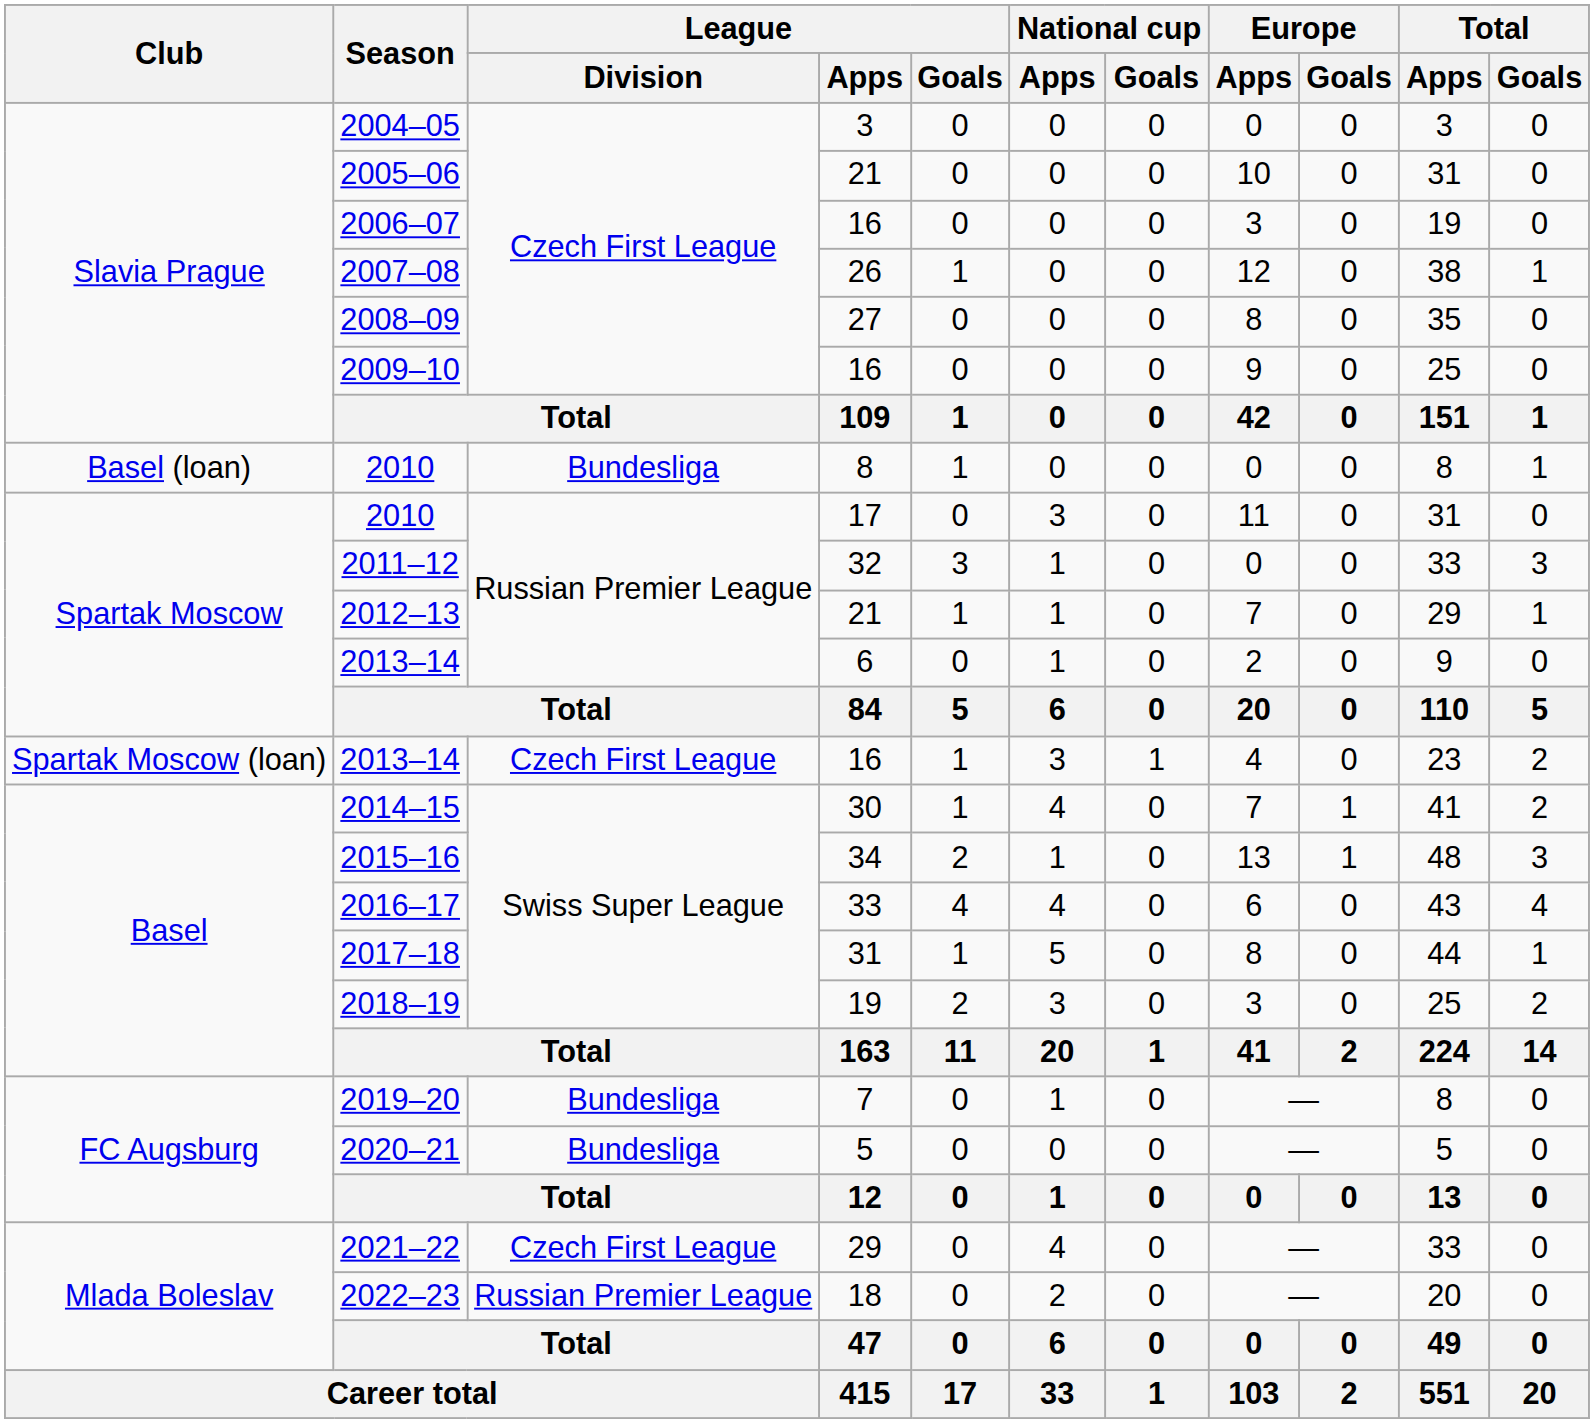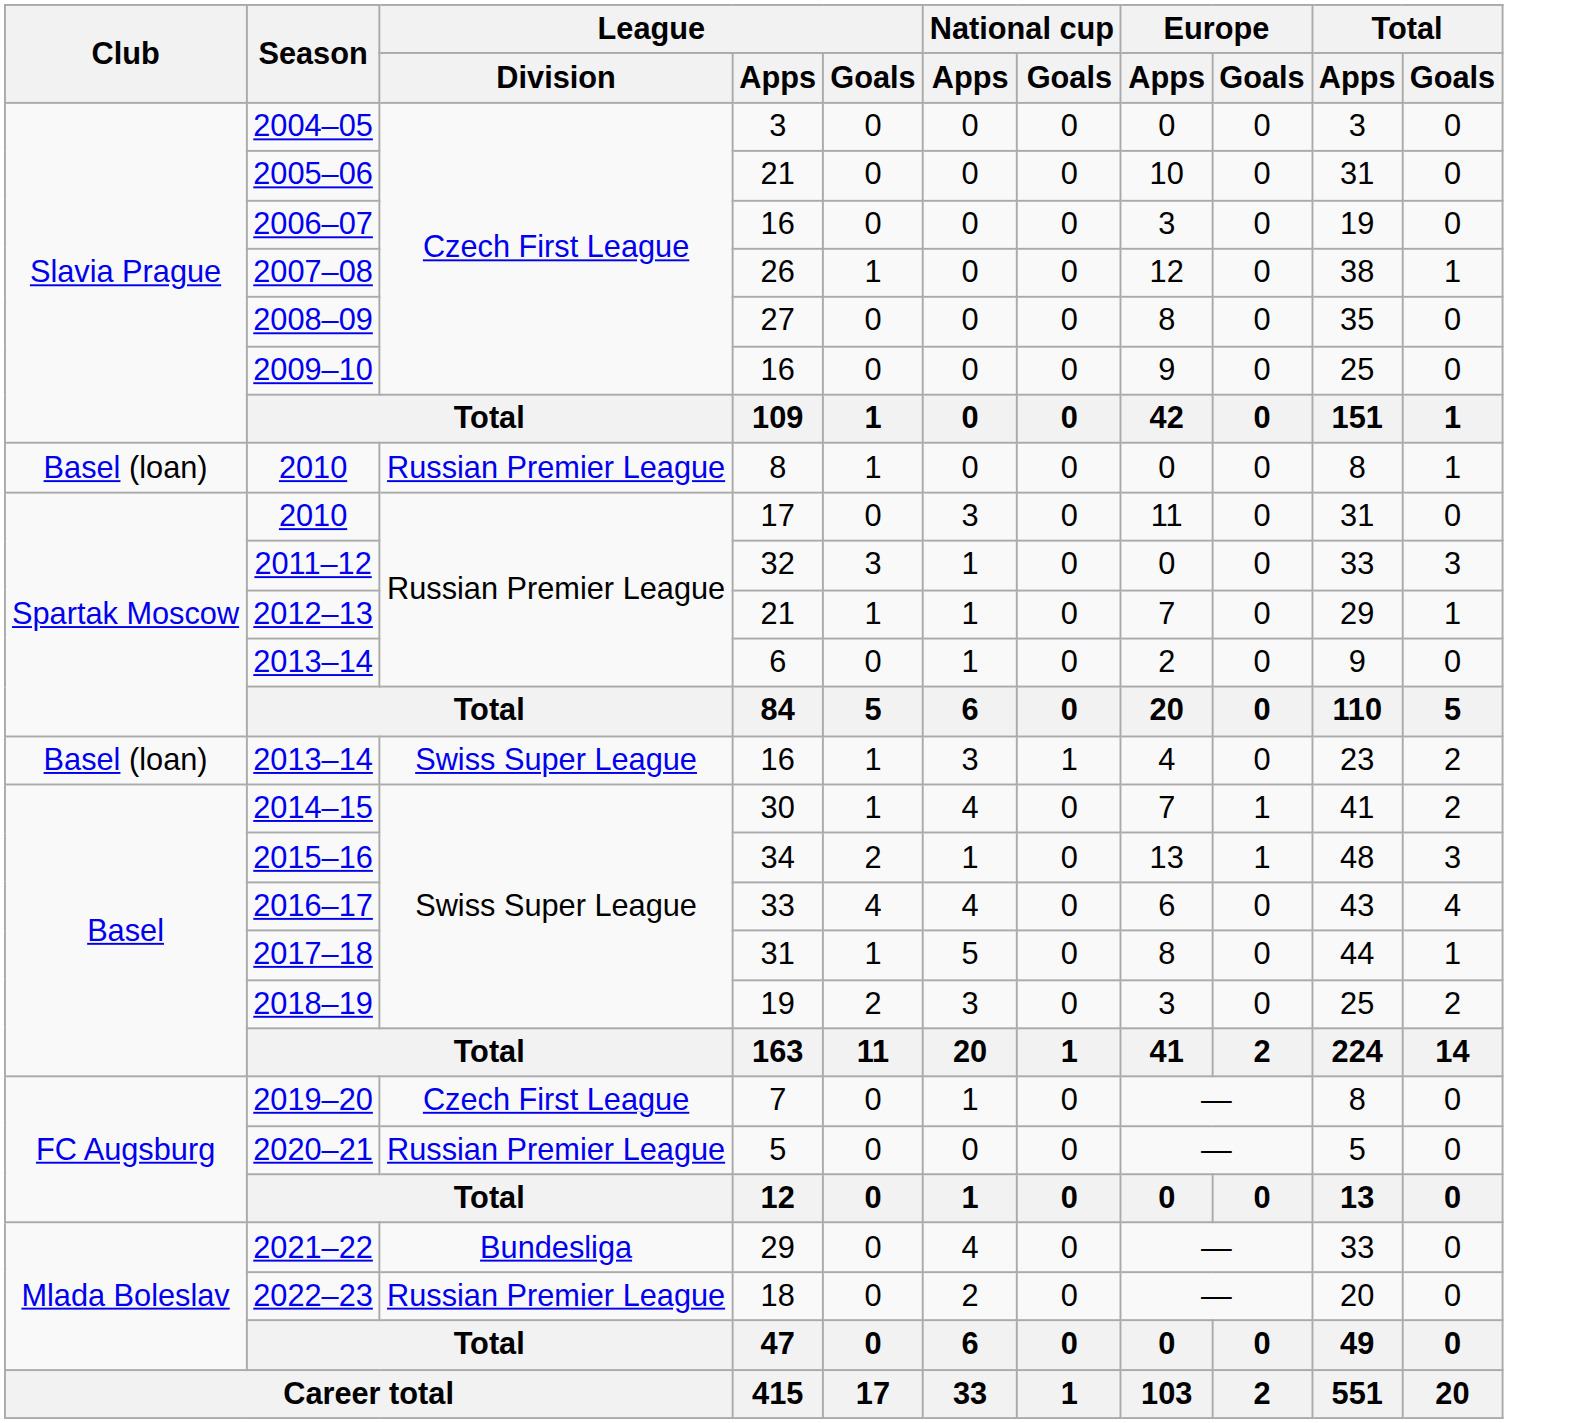(643, 467) Bundesliga -> (556, 467) Russian Premier League
(169, 759) Spartak Moscow (loan) -> (126, 759) Basel (loan)
(643, 759) Czech First League -> (556, 759) Swiss Super League
(643, 1100) Bundesliga -> (556, 1100) Czech First League
(643, 1149) Bundesliga -> (556, 1149) Russian Premier League
(643, 1246) Czech First League -> (556, 1246) Bundesliga
